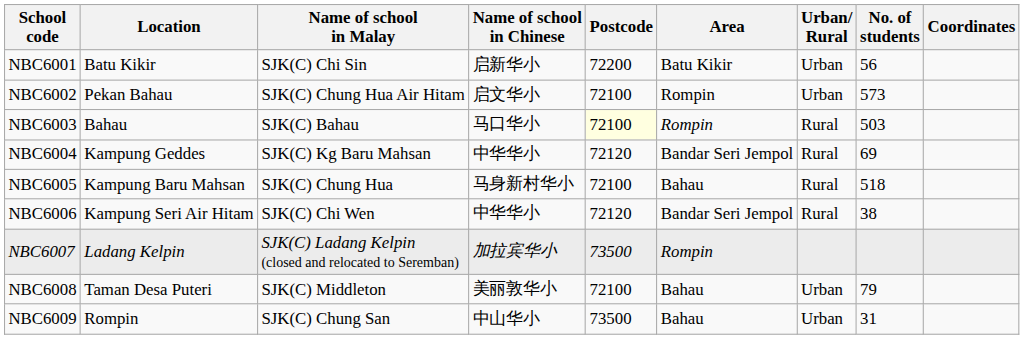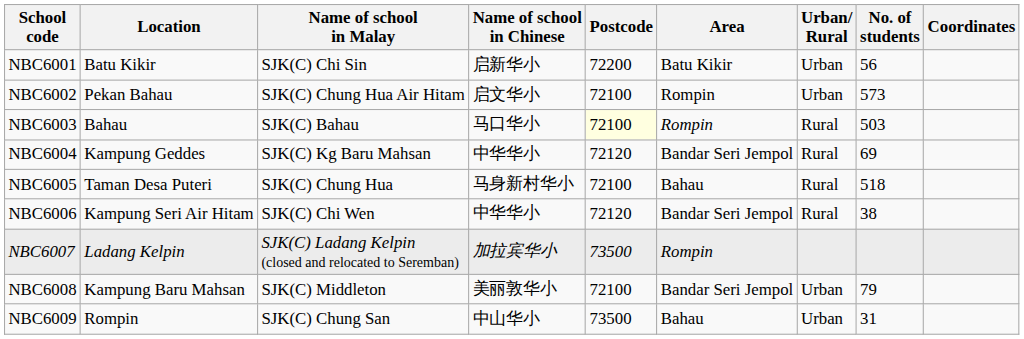(165, 184) Kampung Baru Mahsan -> (148, 184) Taman Desa Puteri
(148, 289) Taman Desa Puteri -> (165, 289) Kampung Baru Mahsan
(682, 289) Bahau -> (727, 289) Bandar Seri Jempol
